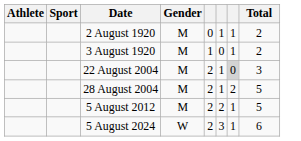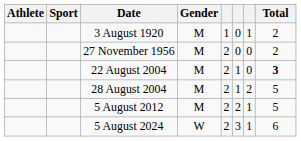- row: (121, 32)
+ row: (129, 51)
(233, 70) lightgrey background -> (249, 70) no background
(259, 70) normal -> (275, 70) bold
